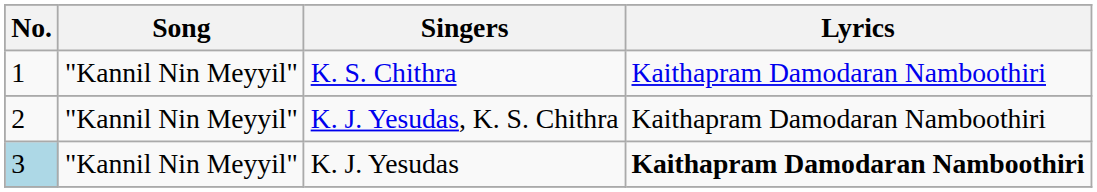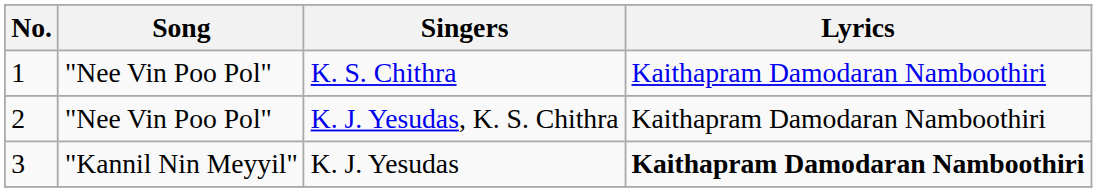(181, 73) "Kannil Nin Meyyil" -> (168, 73) "Nee Vin Poo Pol"
(181, 118) "Kannil Nin Meyyil" -> (168, 118) "Nee Vin Poo Pol"
(18, 164) lightblue background -> (18, 164) no background
